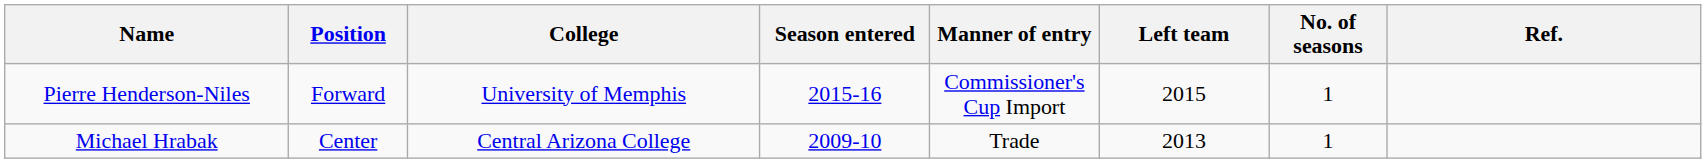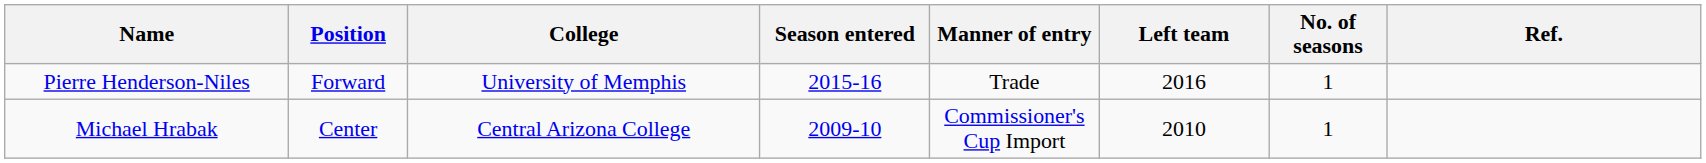(1014, 93) Commissioner's Cup Import -> (1014, 81) Trade
(1184, 93) 2015 -> (1184, 81) 2016
(1014, 140) Trade -> (1014, 128) Commissioner's Cup Import
(1184, 140) 2013 -> (1184, 128) 2010
